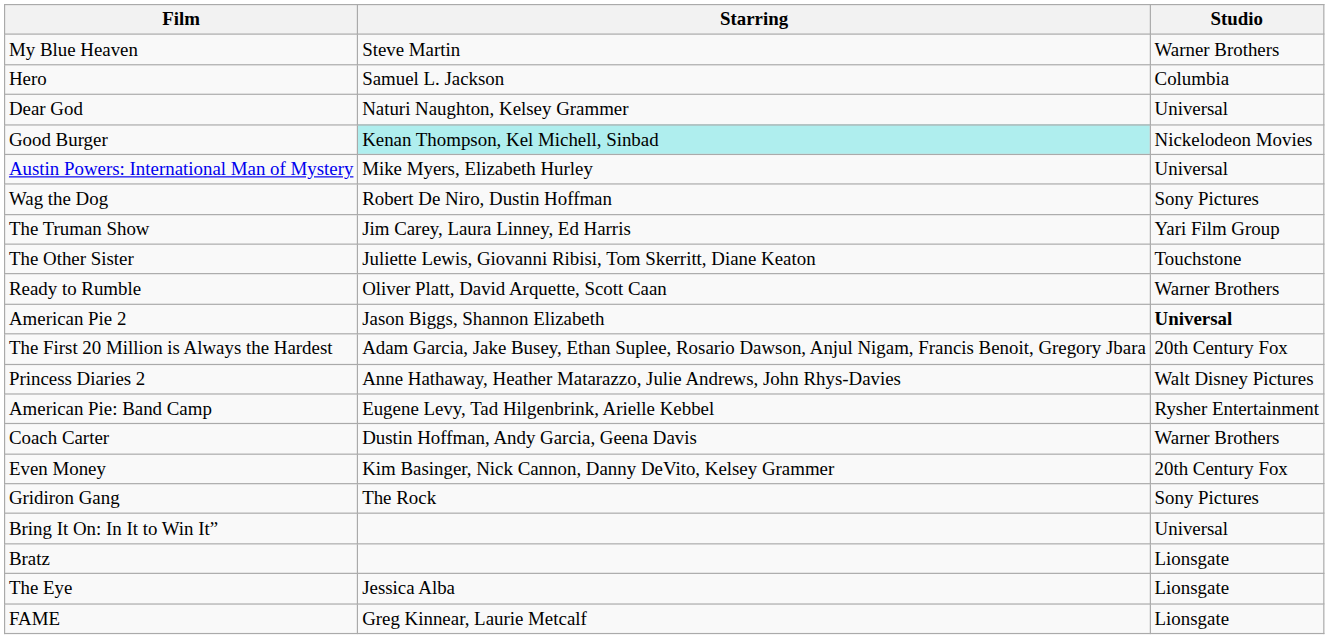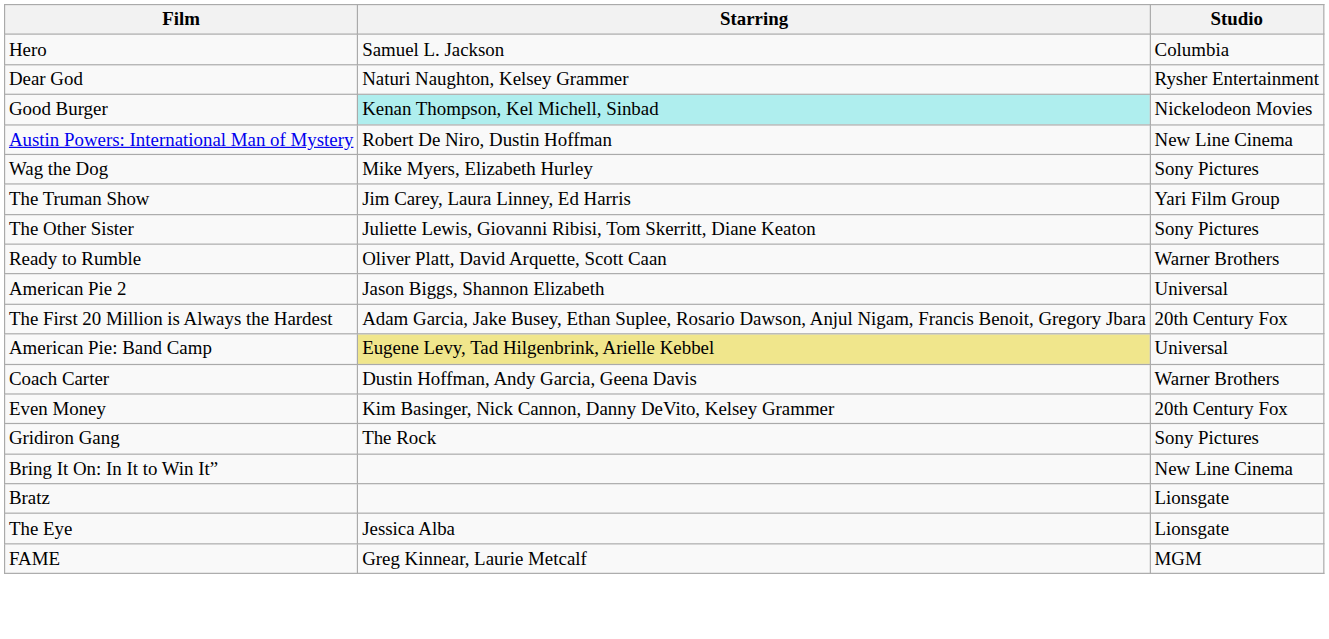- row: (73, 49)
(1191, 109) Universal -> (1237, 79) Rysher Entertainment
(477, 169) Mike Myers, Elizabeth Hurley -> (487, 139) Robert De Niro, Dustin Hoffman
(1191, 169) Universal -> (1224, 139) New Line Cinema
(487, 199) Robert De Niro, Dustin Hoffman -> (477, 169) Mike Myers, Elizabeth Hurley
(1198, 259) Touchstone -> (1207, 229) Sony Pictures
(1193, 318) bold -> (1191, 288) normal
- row: (77, 378)
(538, 408) no background -> (538, 348) khaki background
(1237, 408) Rysher Entertainment -> (1191, 348) Universal
(1191, 528) Universal -> (1224, 468) New Line Cinema
(1192, 618) Lionsgate -> (1178, 558) MGM
